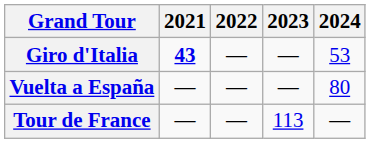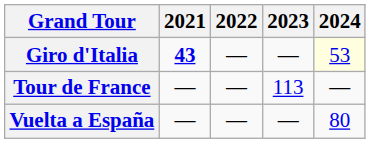(340, 54) no background -> (340, 54) lightyellow background
rows swapped: (82, 120) <-> (82, 87)
